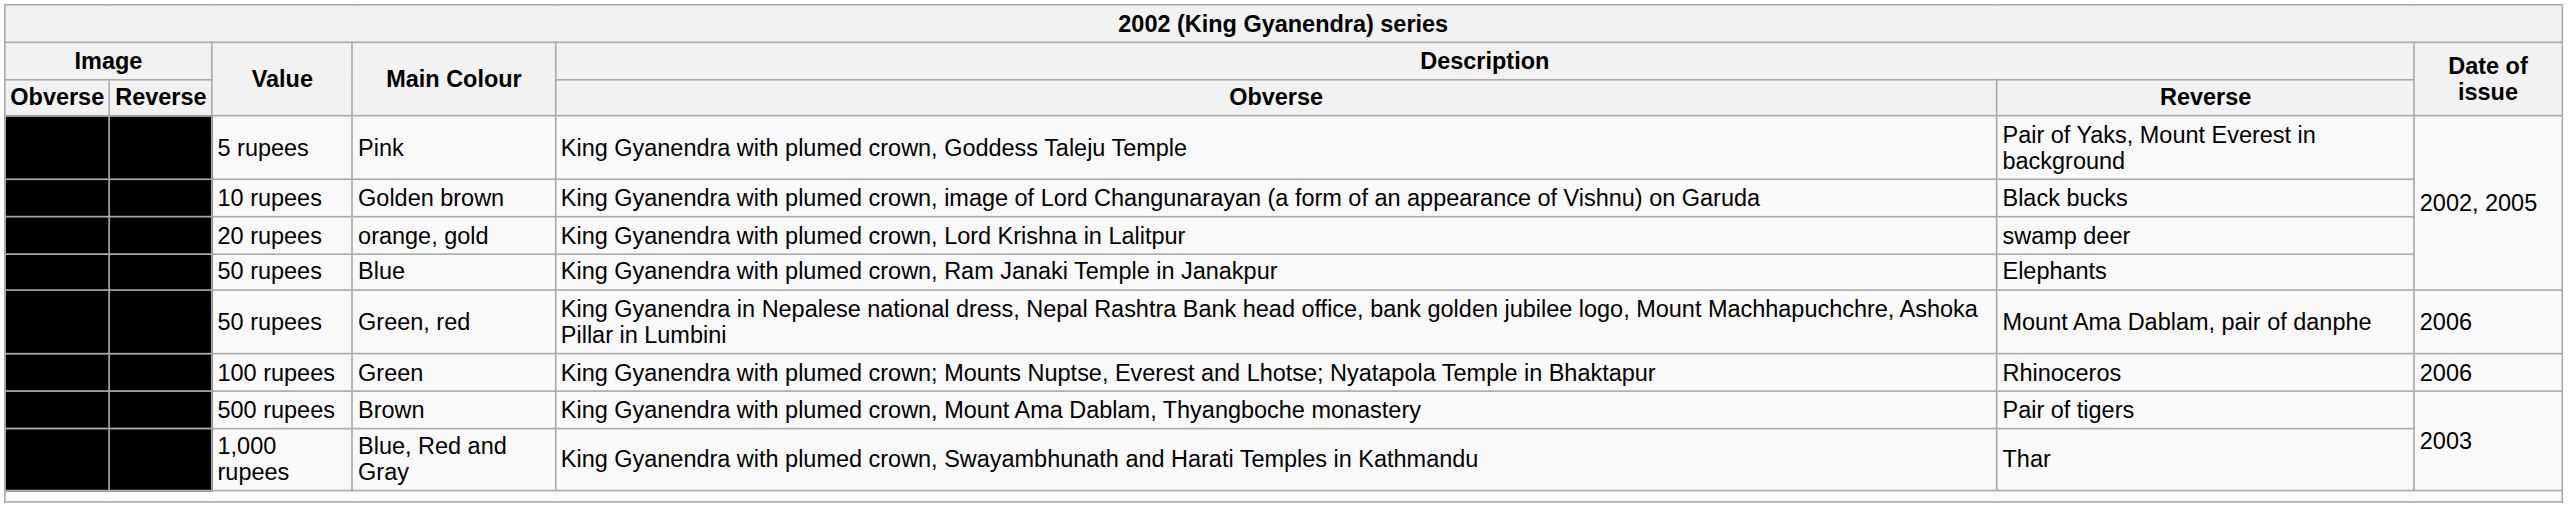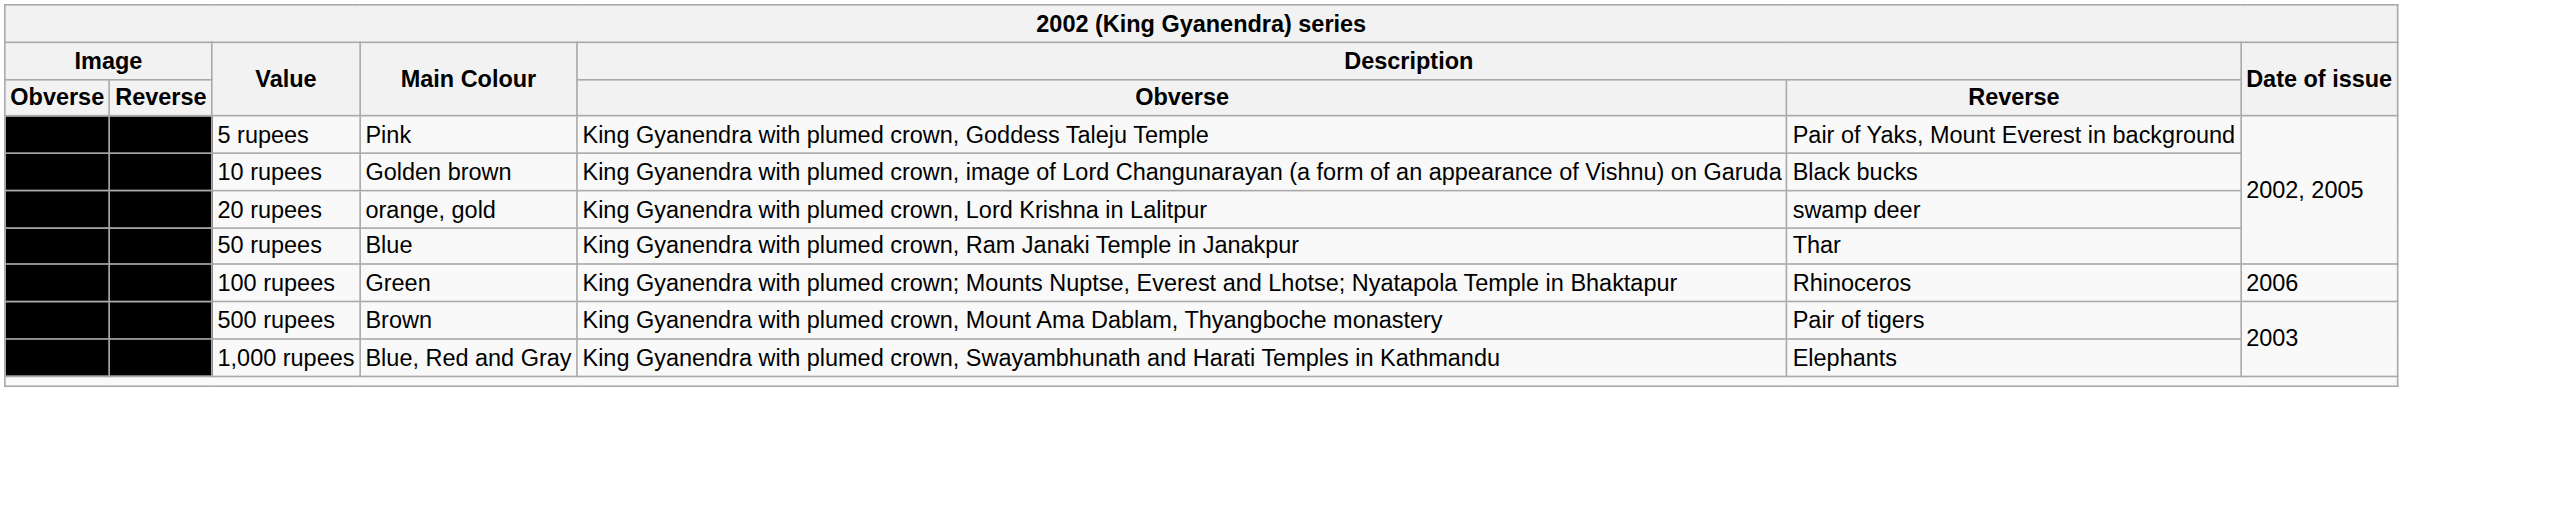(2055, 272) Elephants -> (1817, 246) Thar
- row: (414, 322)
(2027, 460) Thar -> (1845, 357) Elephants
